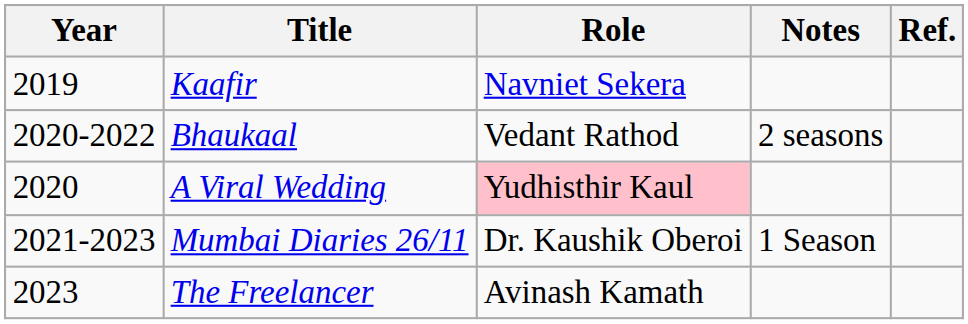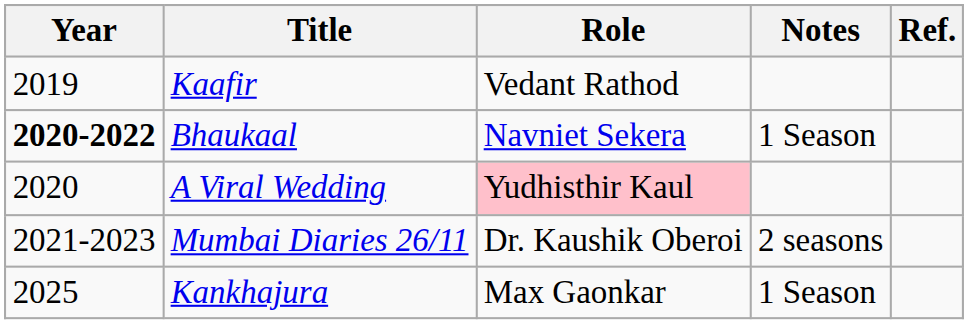(585, 82) Navniet Sekera -> (581, 82) Vedant Rathod
(84, 135) normal -> (84, 135) bold
(581, 135) Vedant Rathod -> (585, 135) Navniet Sekera
(821, 135) 2 seasons -> (817, 135) 1 Season
(817, 239) 1 Season -> (821, 239) 2 seasons
- row: (272, 291)
+ row: (249, 291)
